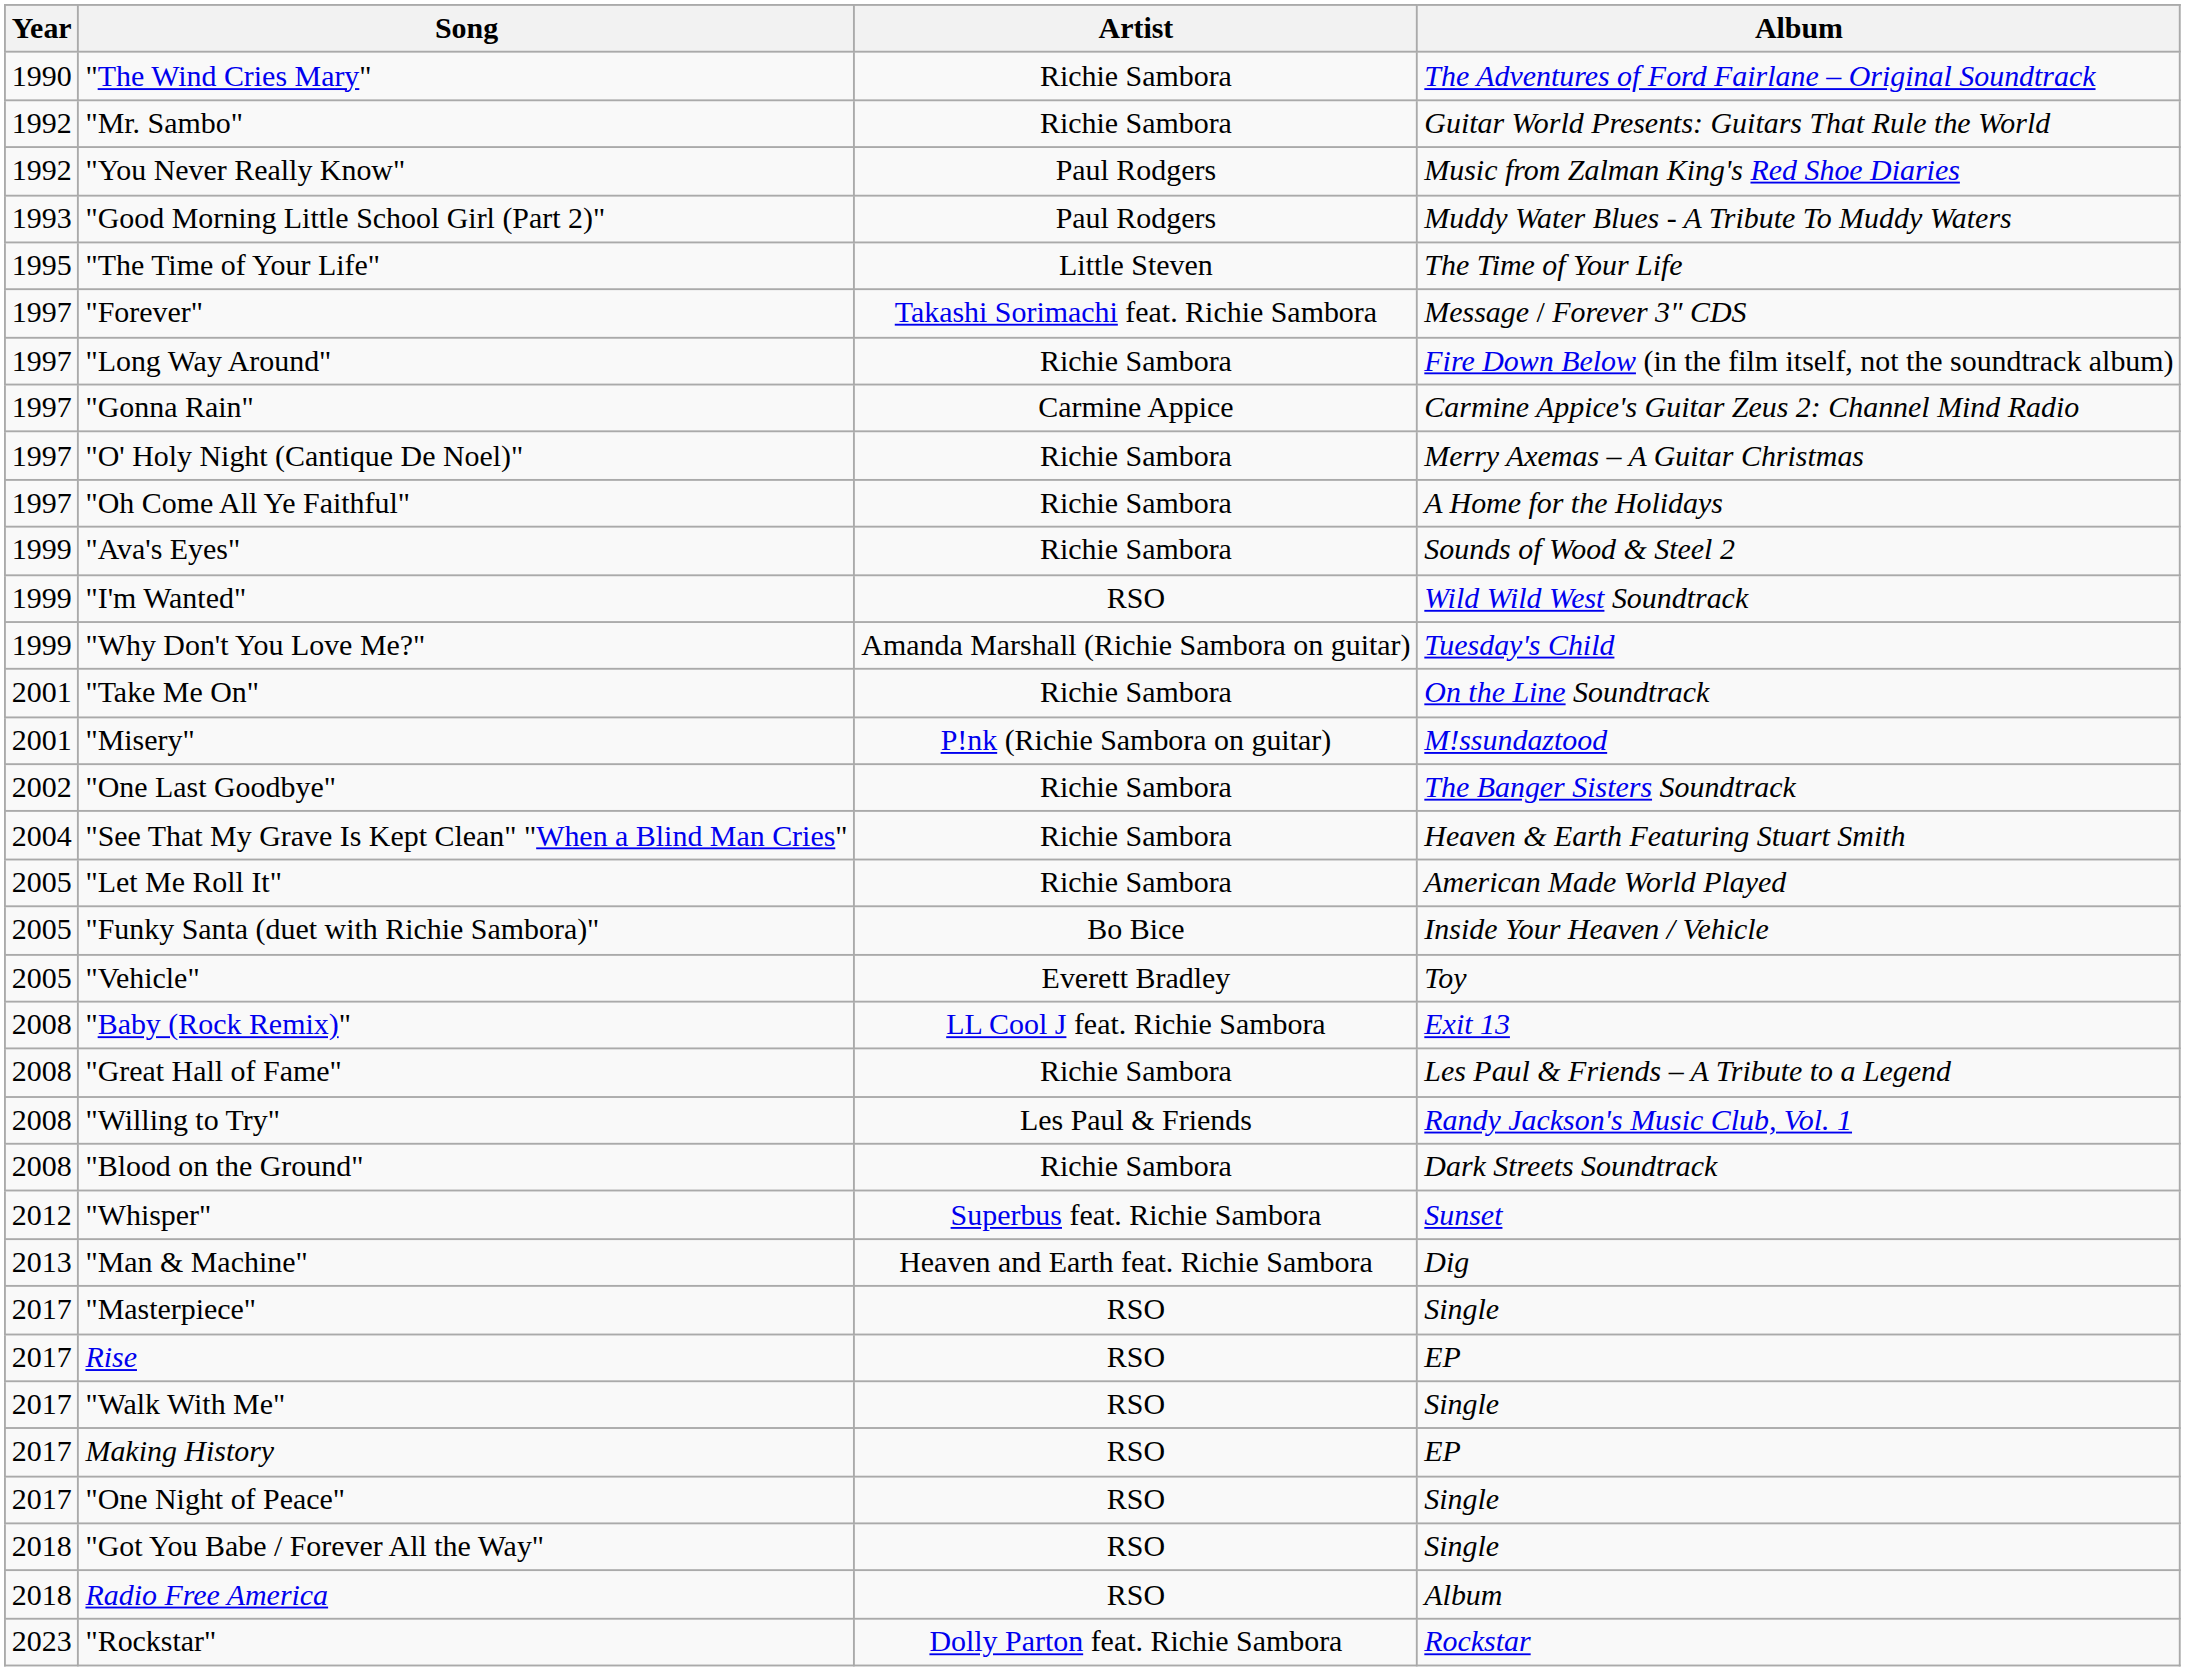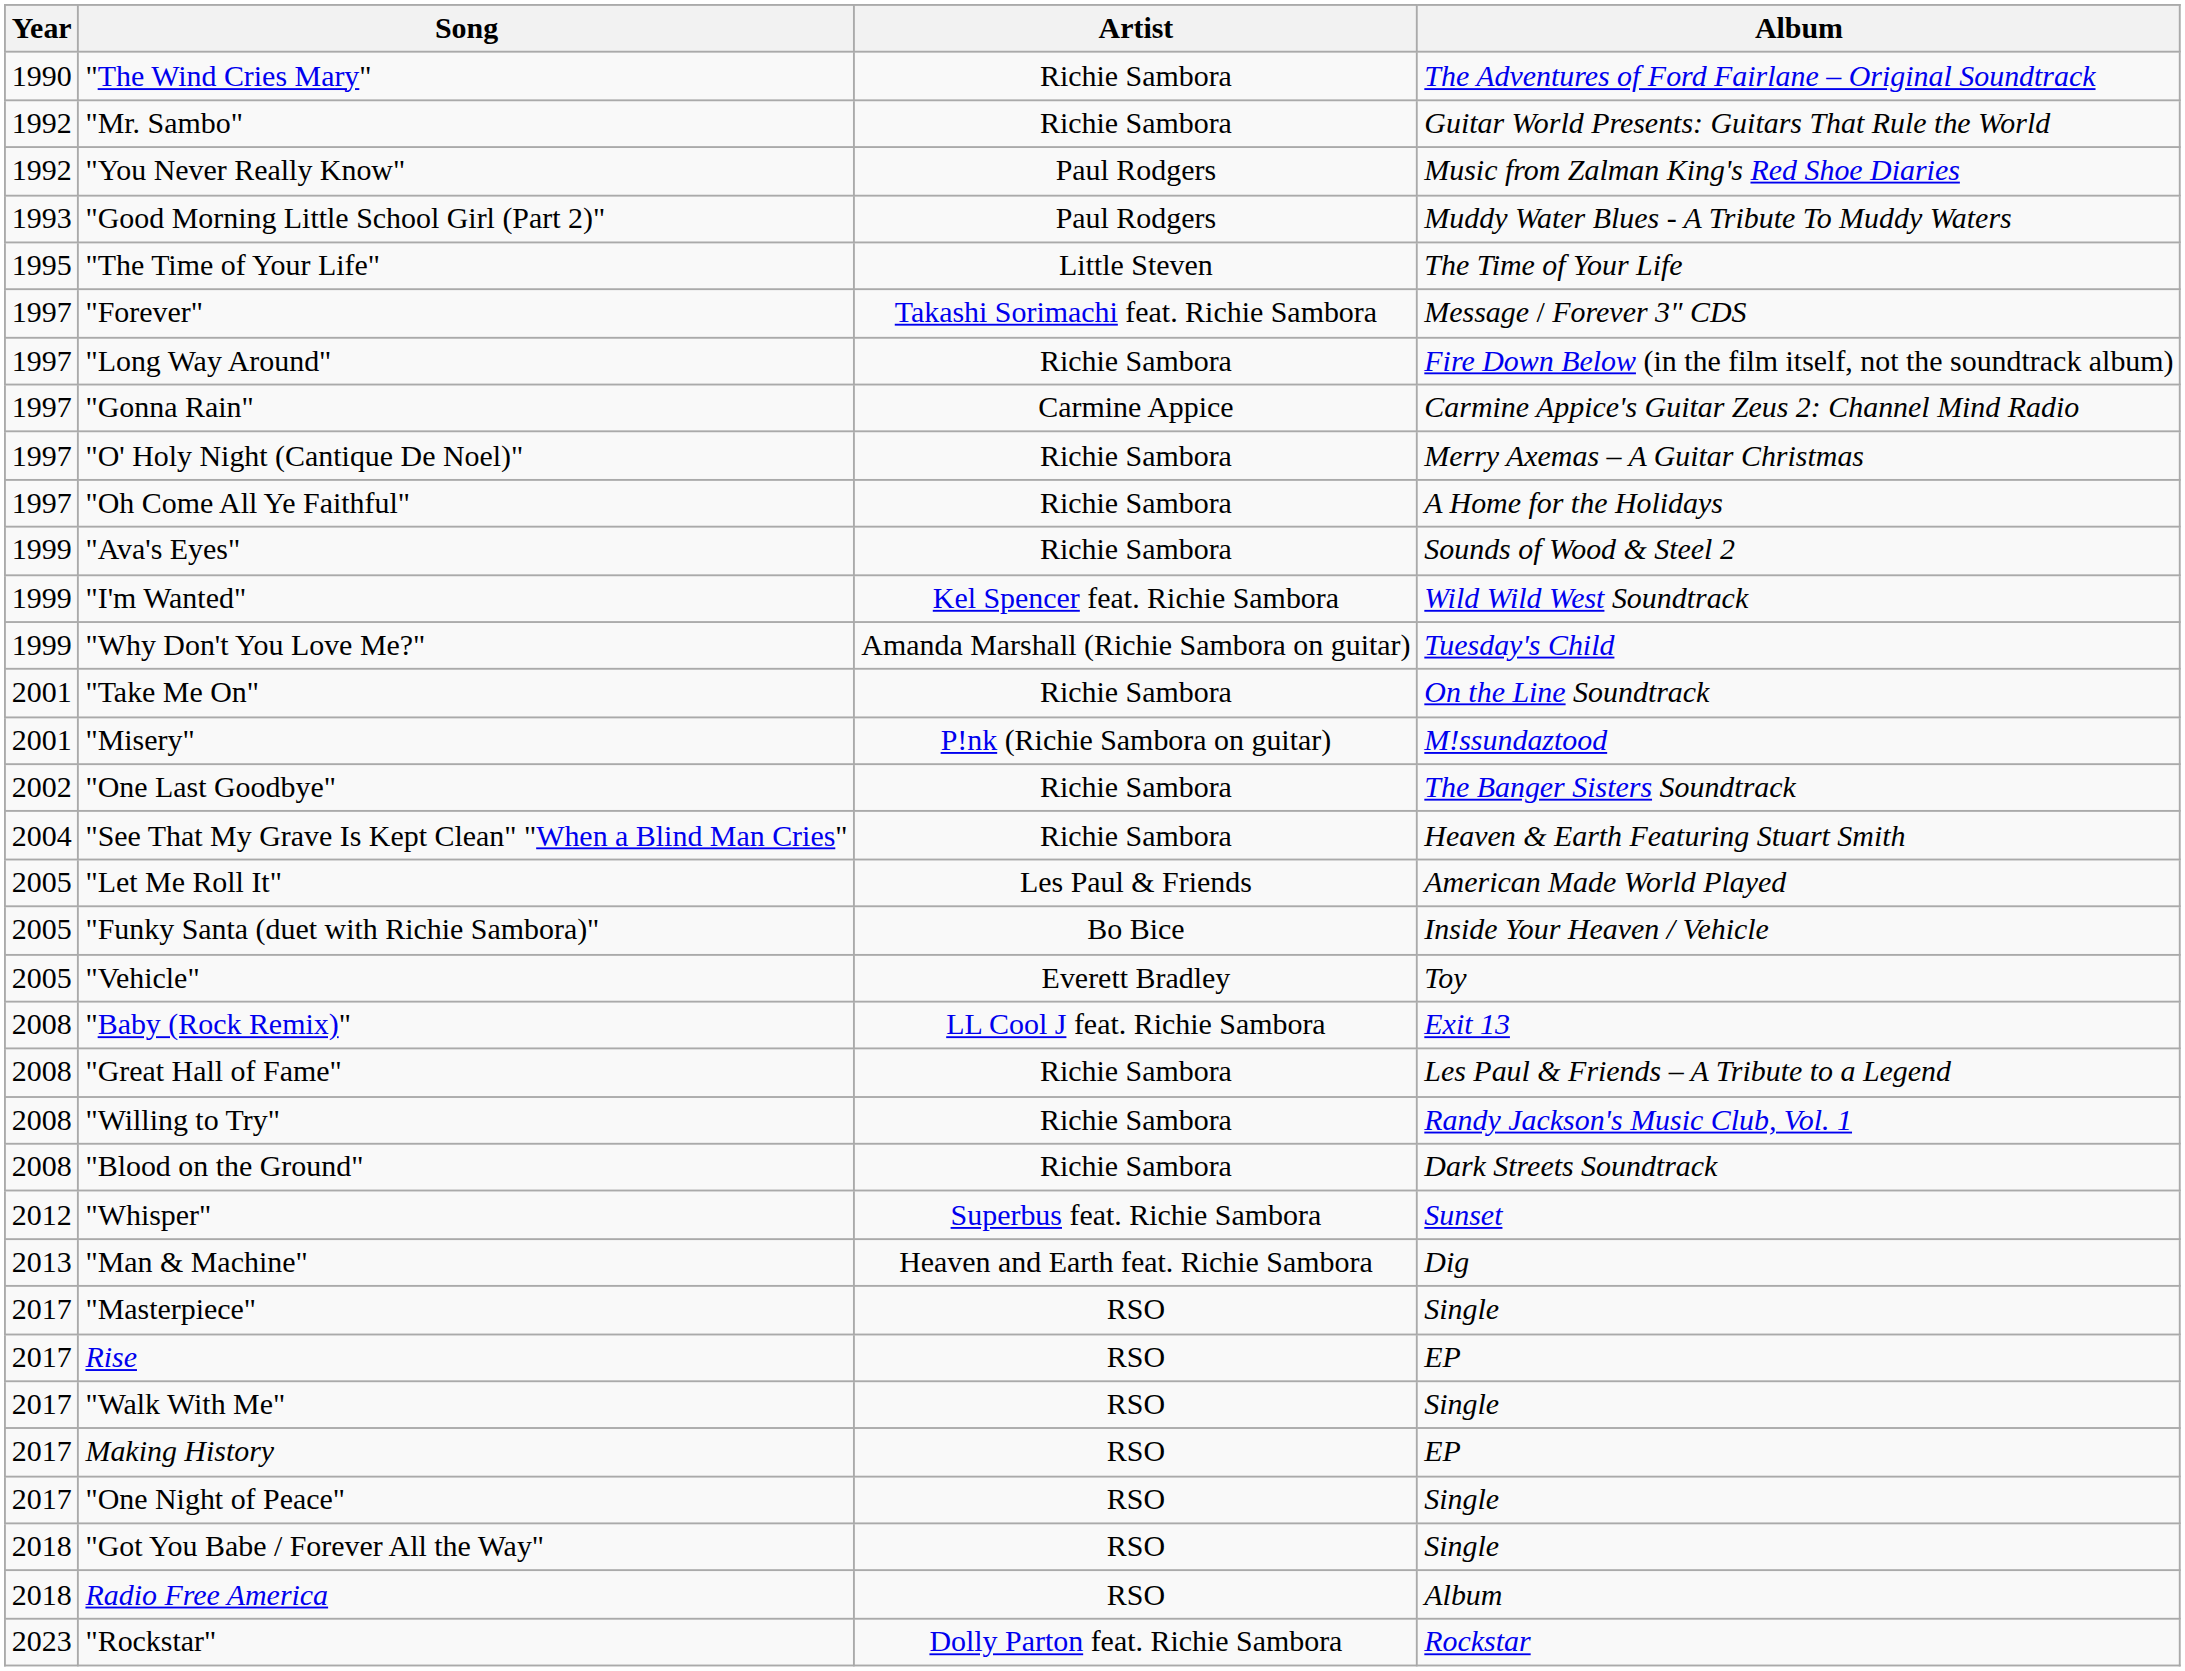(1136, 597) RSO -> (1136, 597) Kel Spencer feat. Richie Sambora
(1136, 882) Richie Sambora -> (1136, 882) Les Paul & Friends
(1136, 1119) Les Paul & Friends -> (1136, 1119) Richie Sambora
